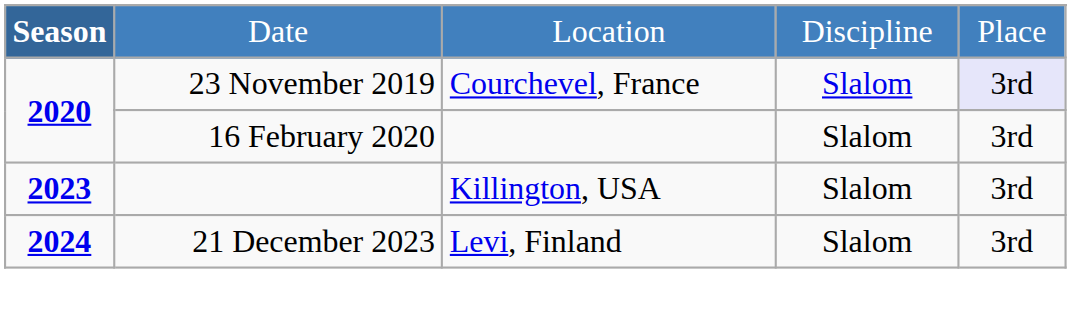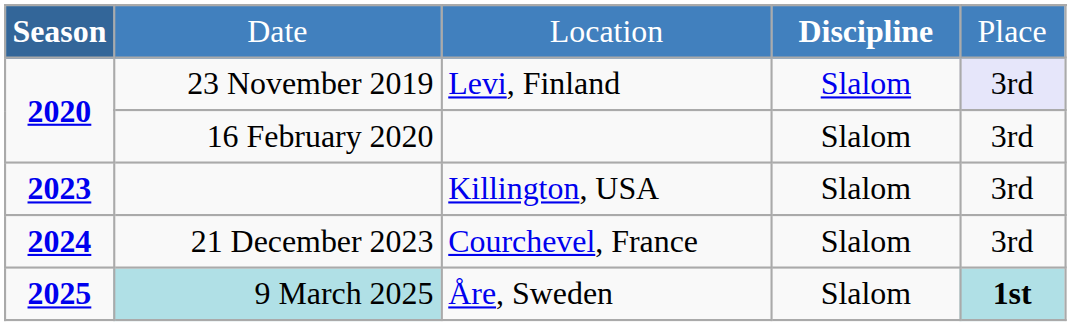(867, 31) normal -> (866, 31) bold
(575, 83) Courchevel, France -> (534, 83) Levi, Finland
(536, 241) Levi, Finland -> (573, 241) Courchevel, France
+ row: (344, 294)
